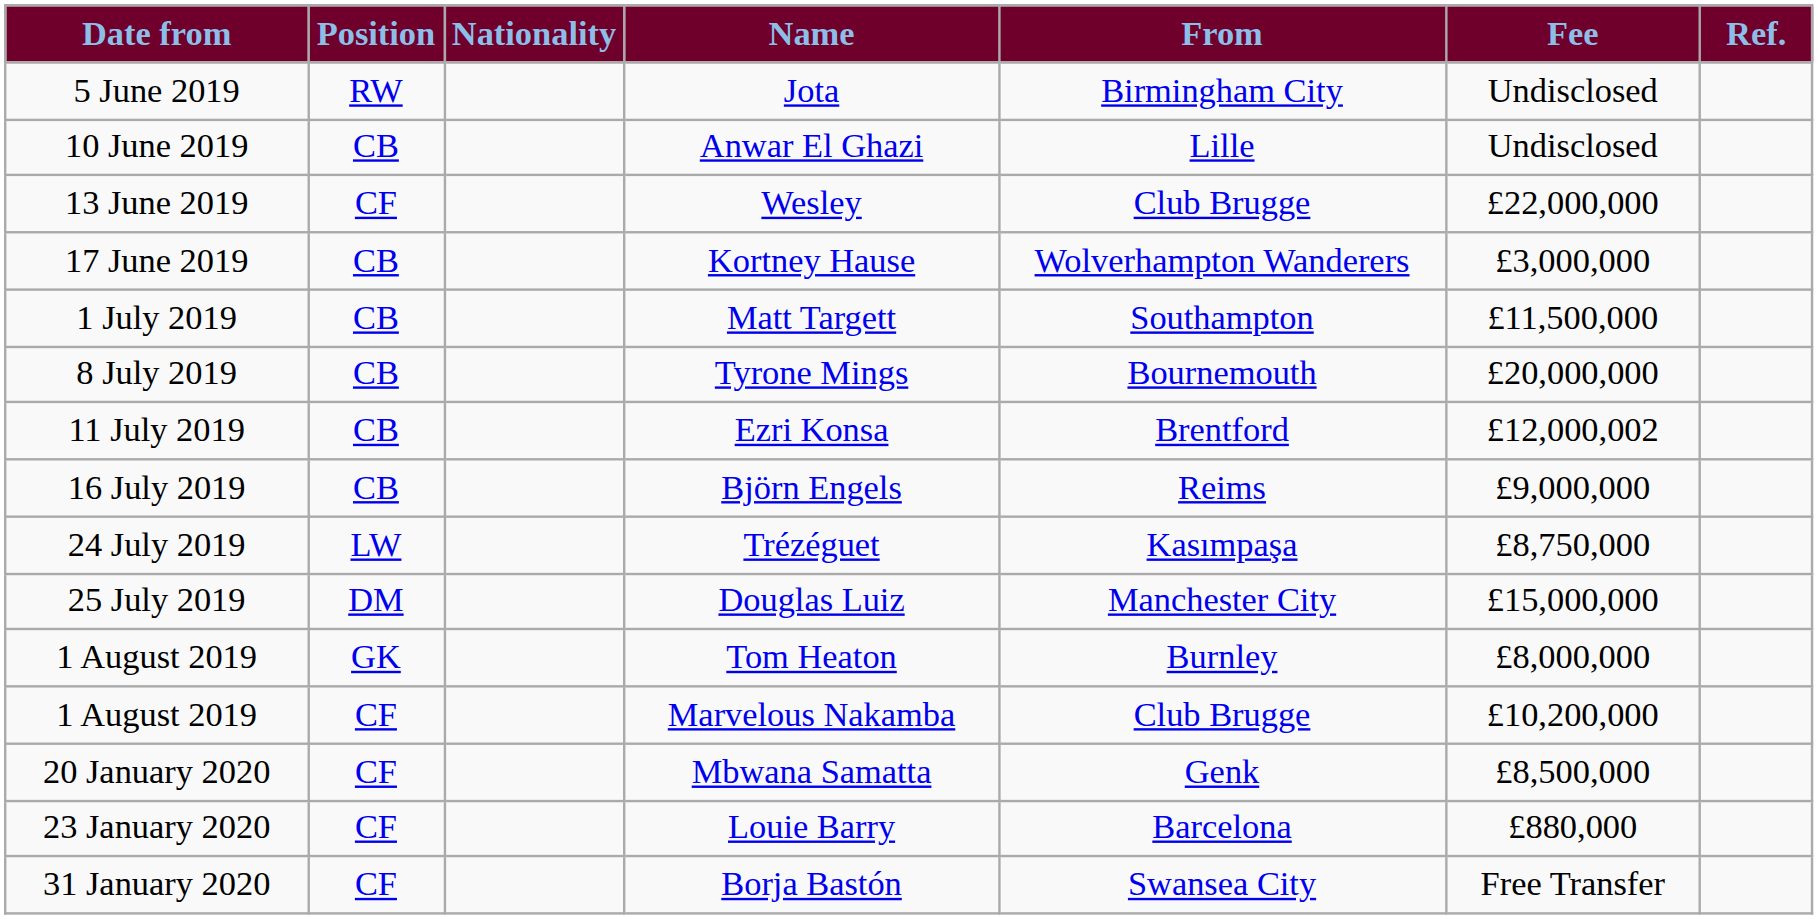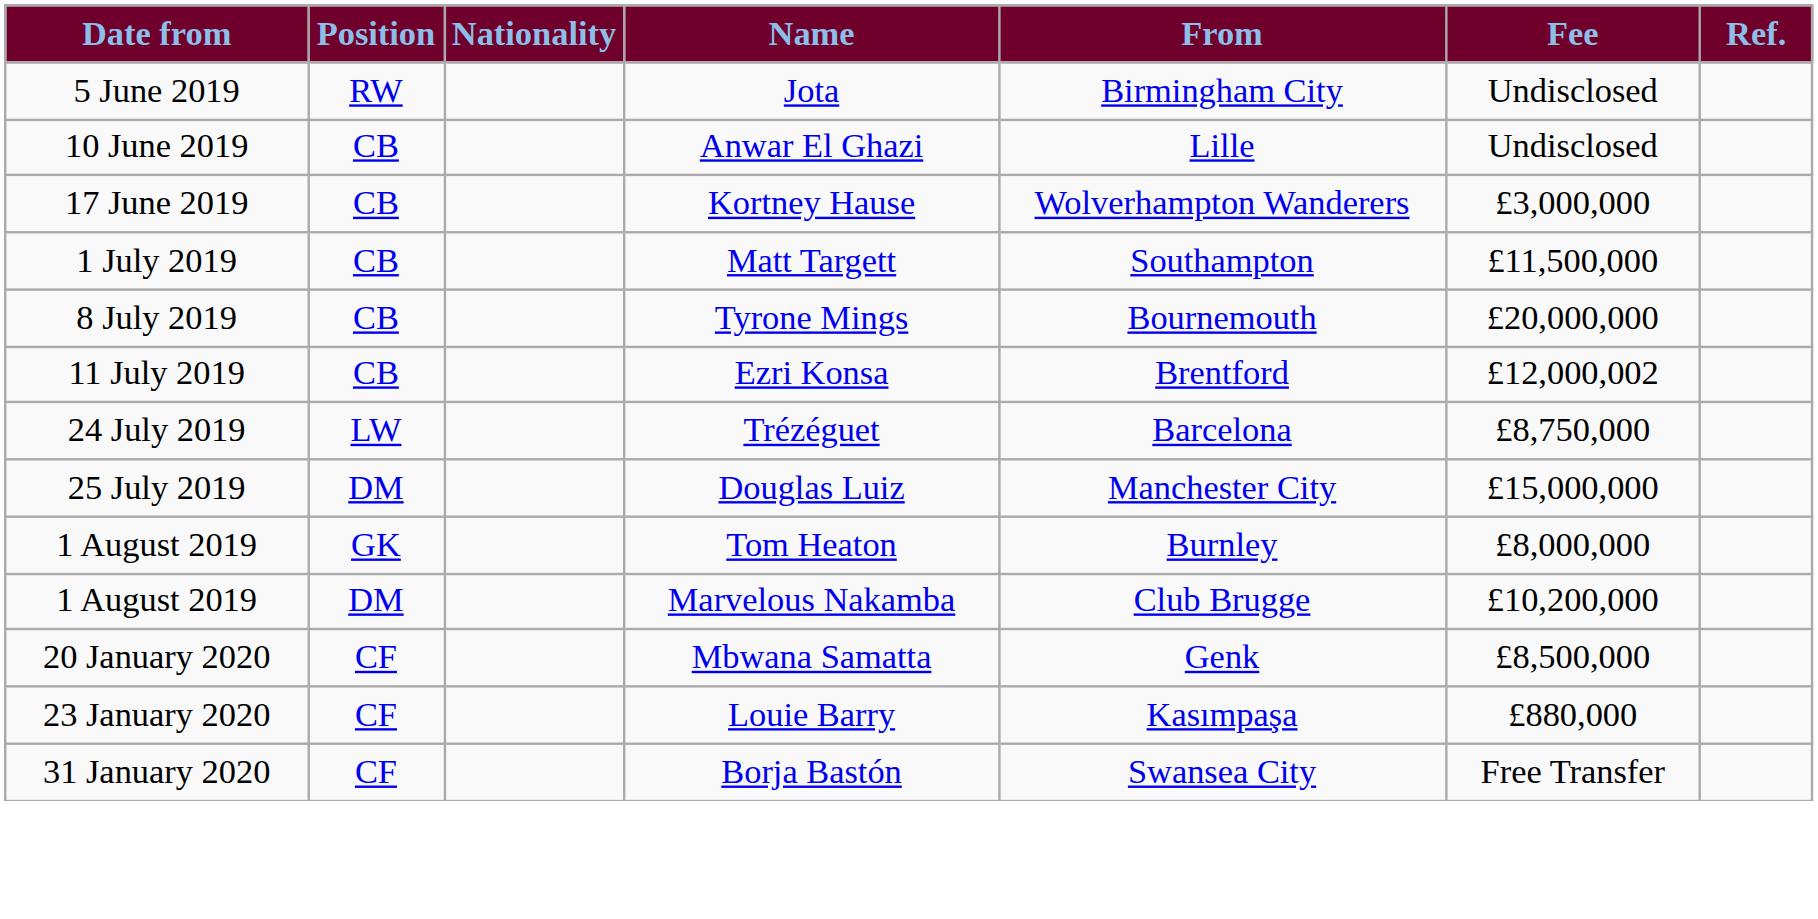- row: (812, 203)
- row: (812, 487)
(1222, 544) Kasımpaşa -> (1222, 430) Barcelona
(376, 714) CF -> (376, 600) DM
(1222, 827) Barcelona -> (1222, 714) Kasımpaşa
